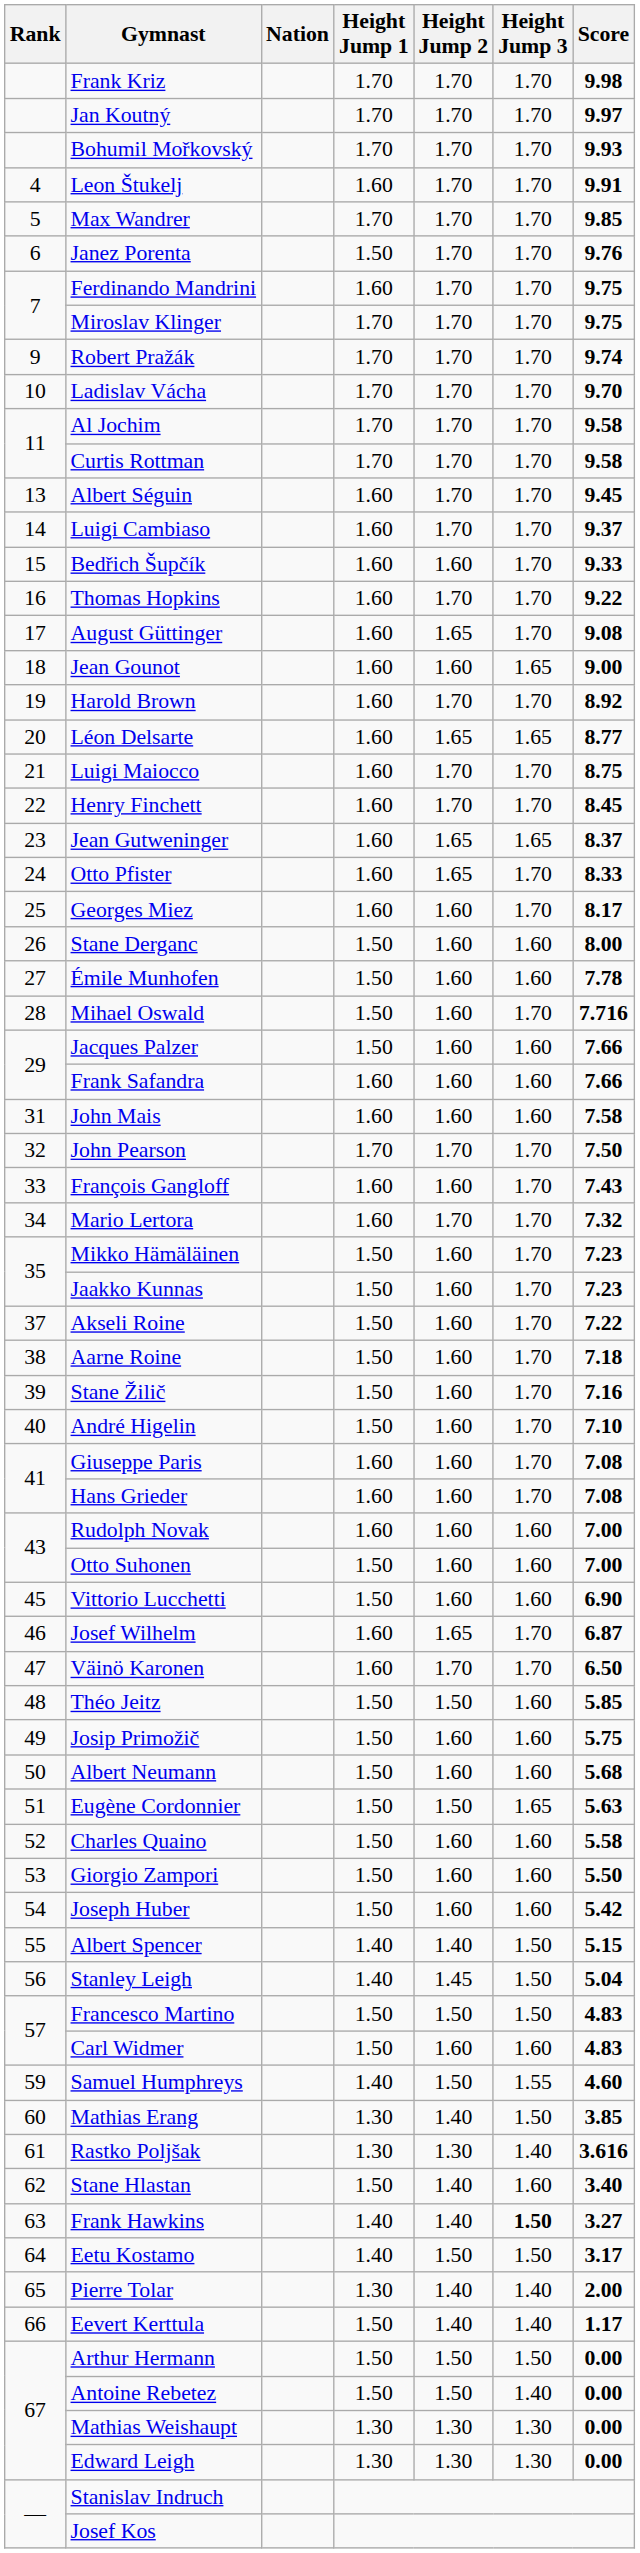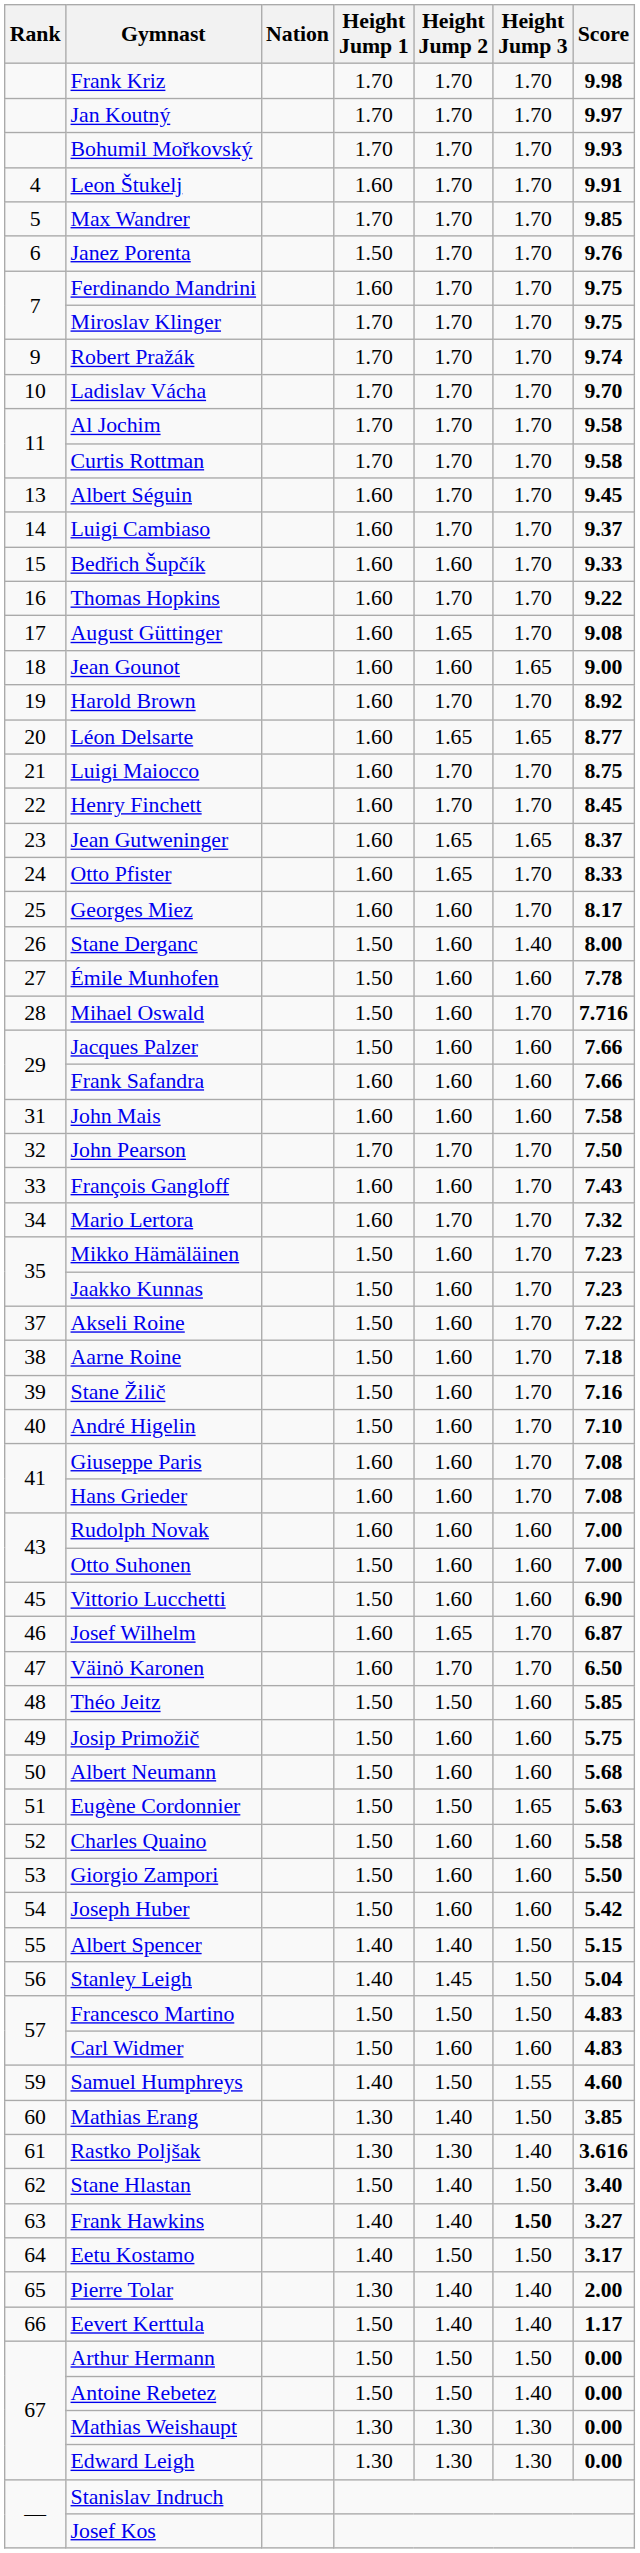(533, 943) 1.60 -> (533, 943) 1.40
(533, 2185) 1.60 -> (533, 2185) 1.50
